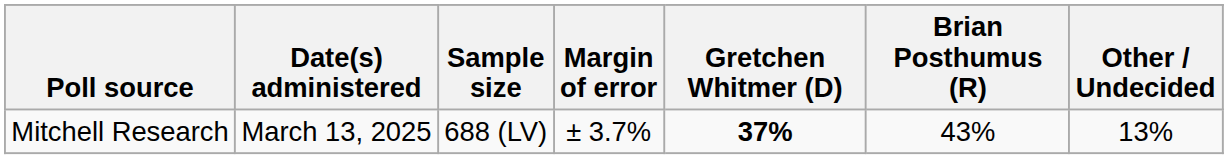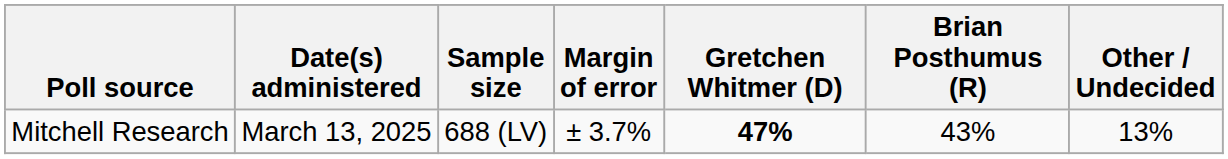(765, 131) 37% -> (765, 131) 47%
